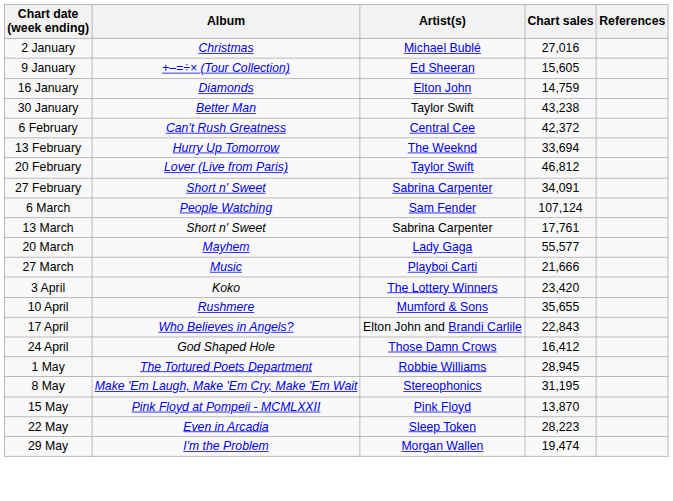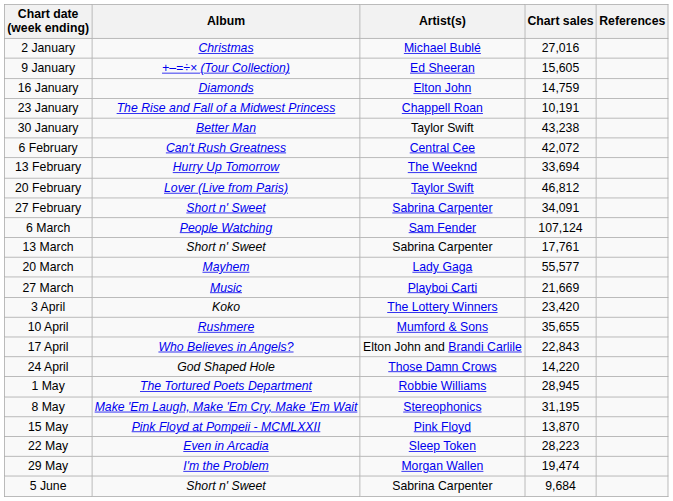+ row: (48, 107)
(561, 127) 42,372 -> (561, 147) 42,072
(561, 266) 21,666 -> (561, 286) 21,669
(561, 346) 16,412 -> (561, 366) 14,220
+ row: (48, 485)
